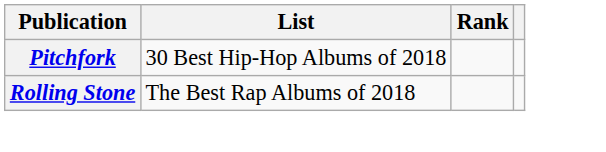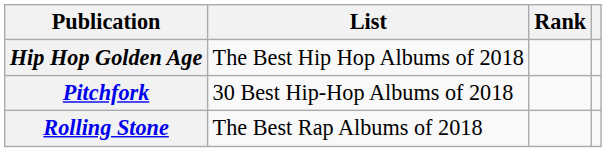+ row: (106, 57)
